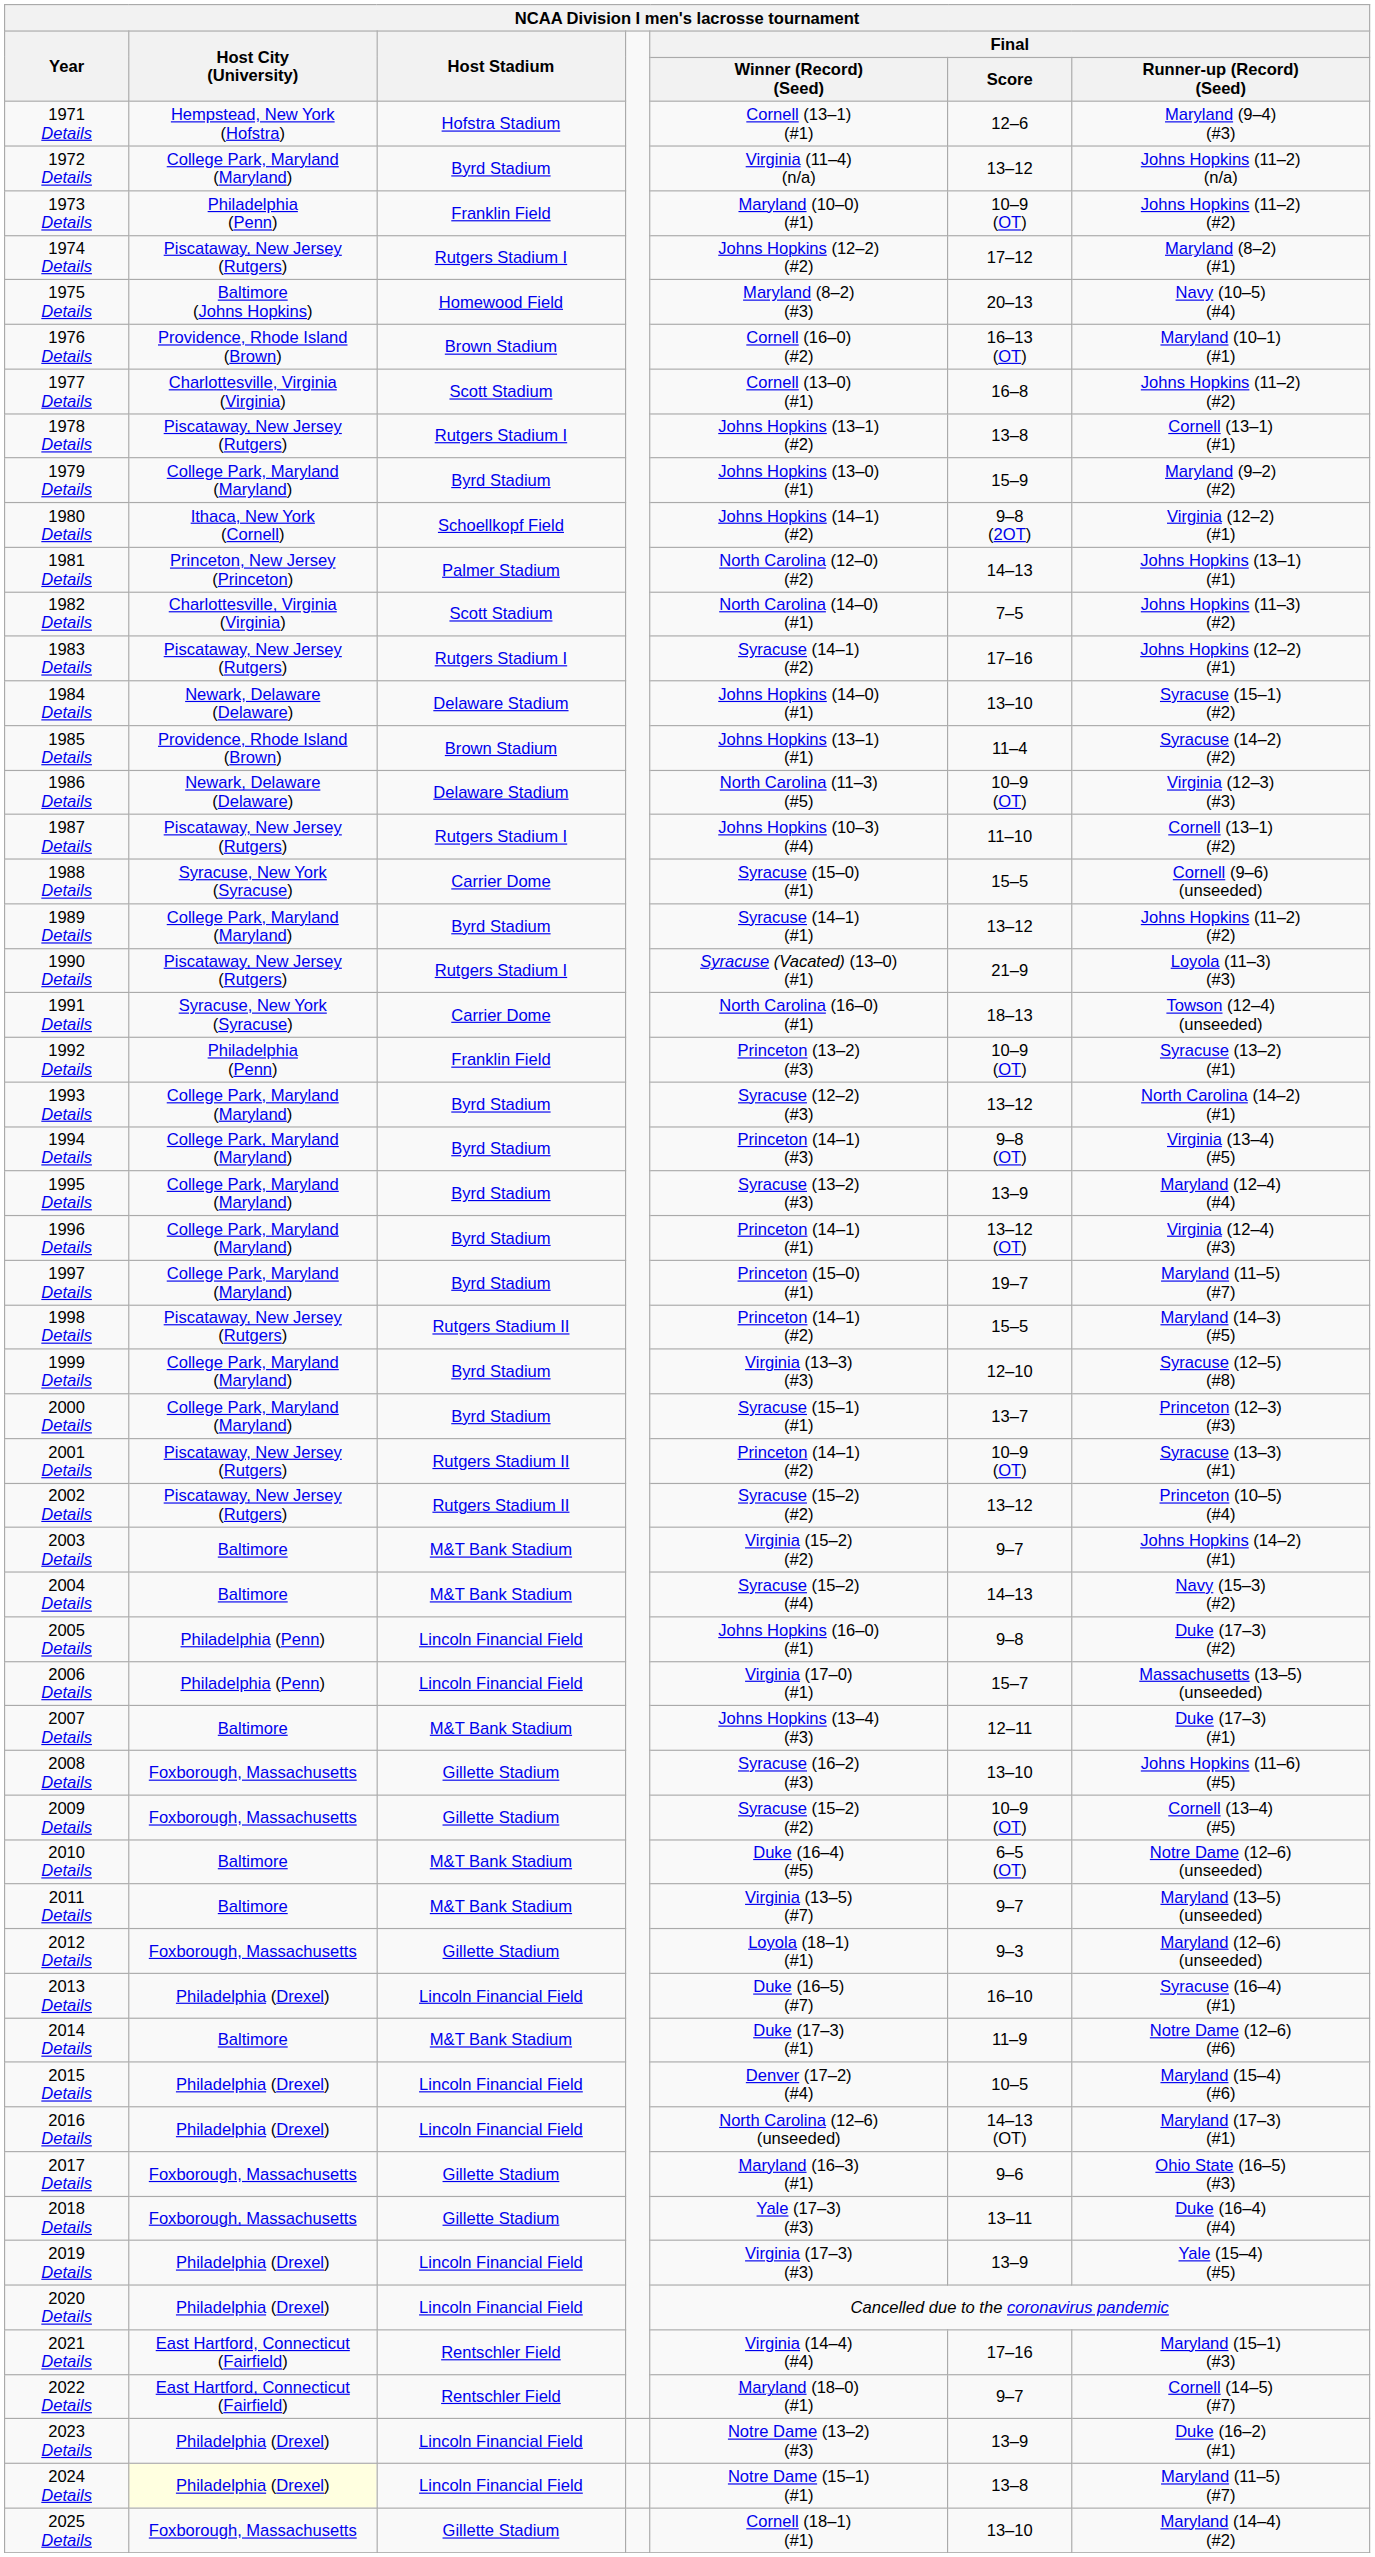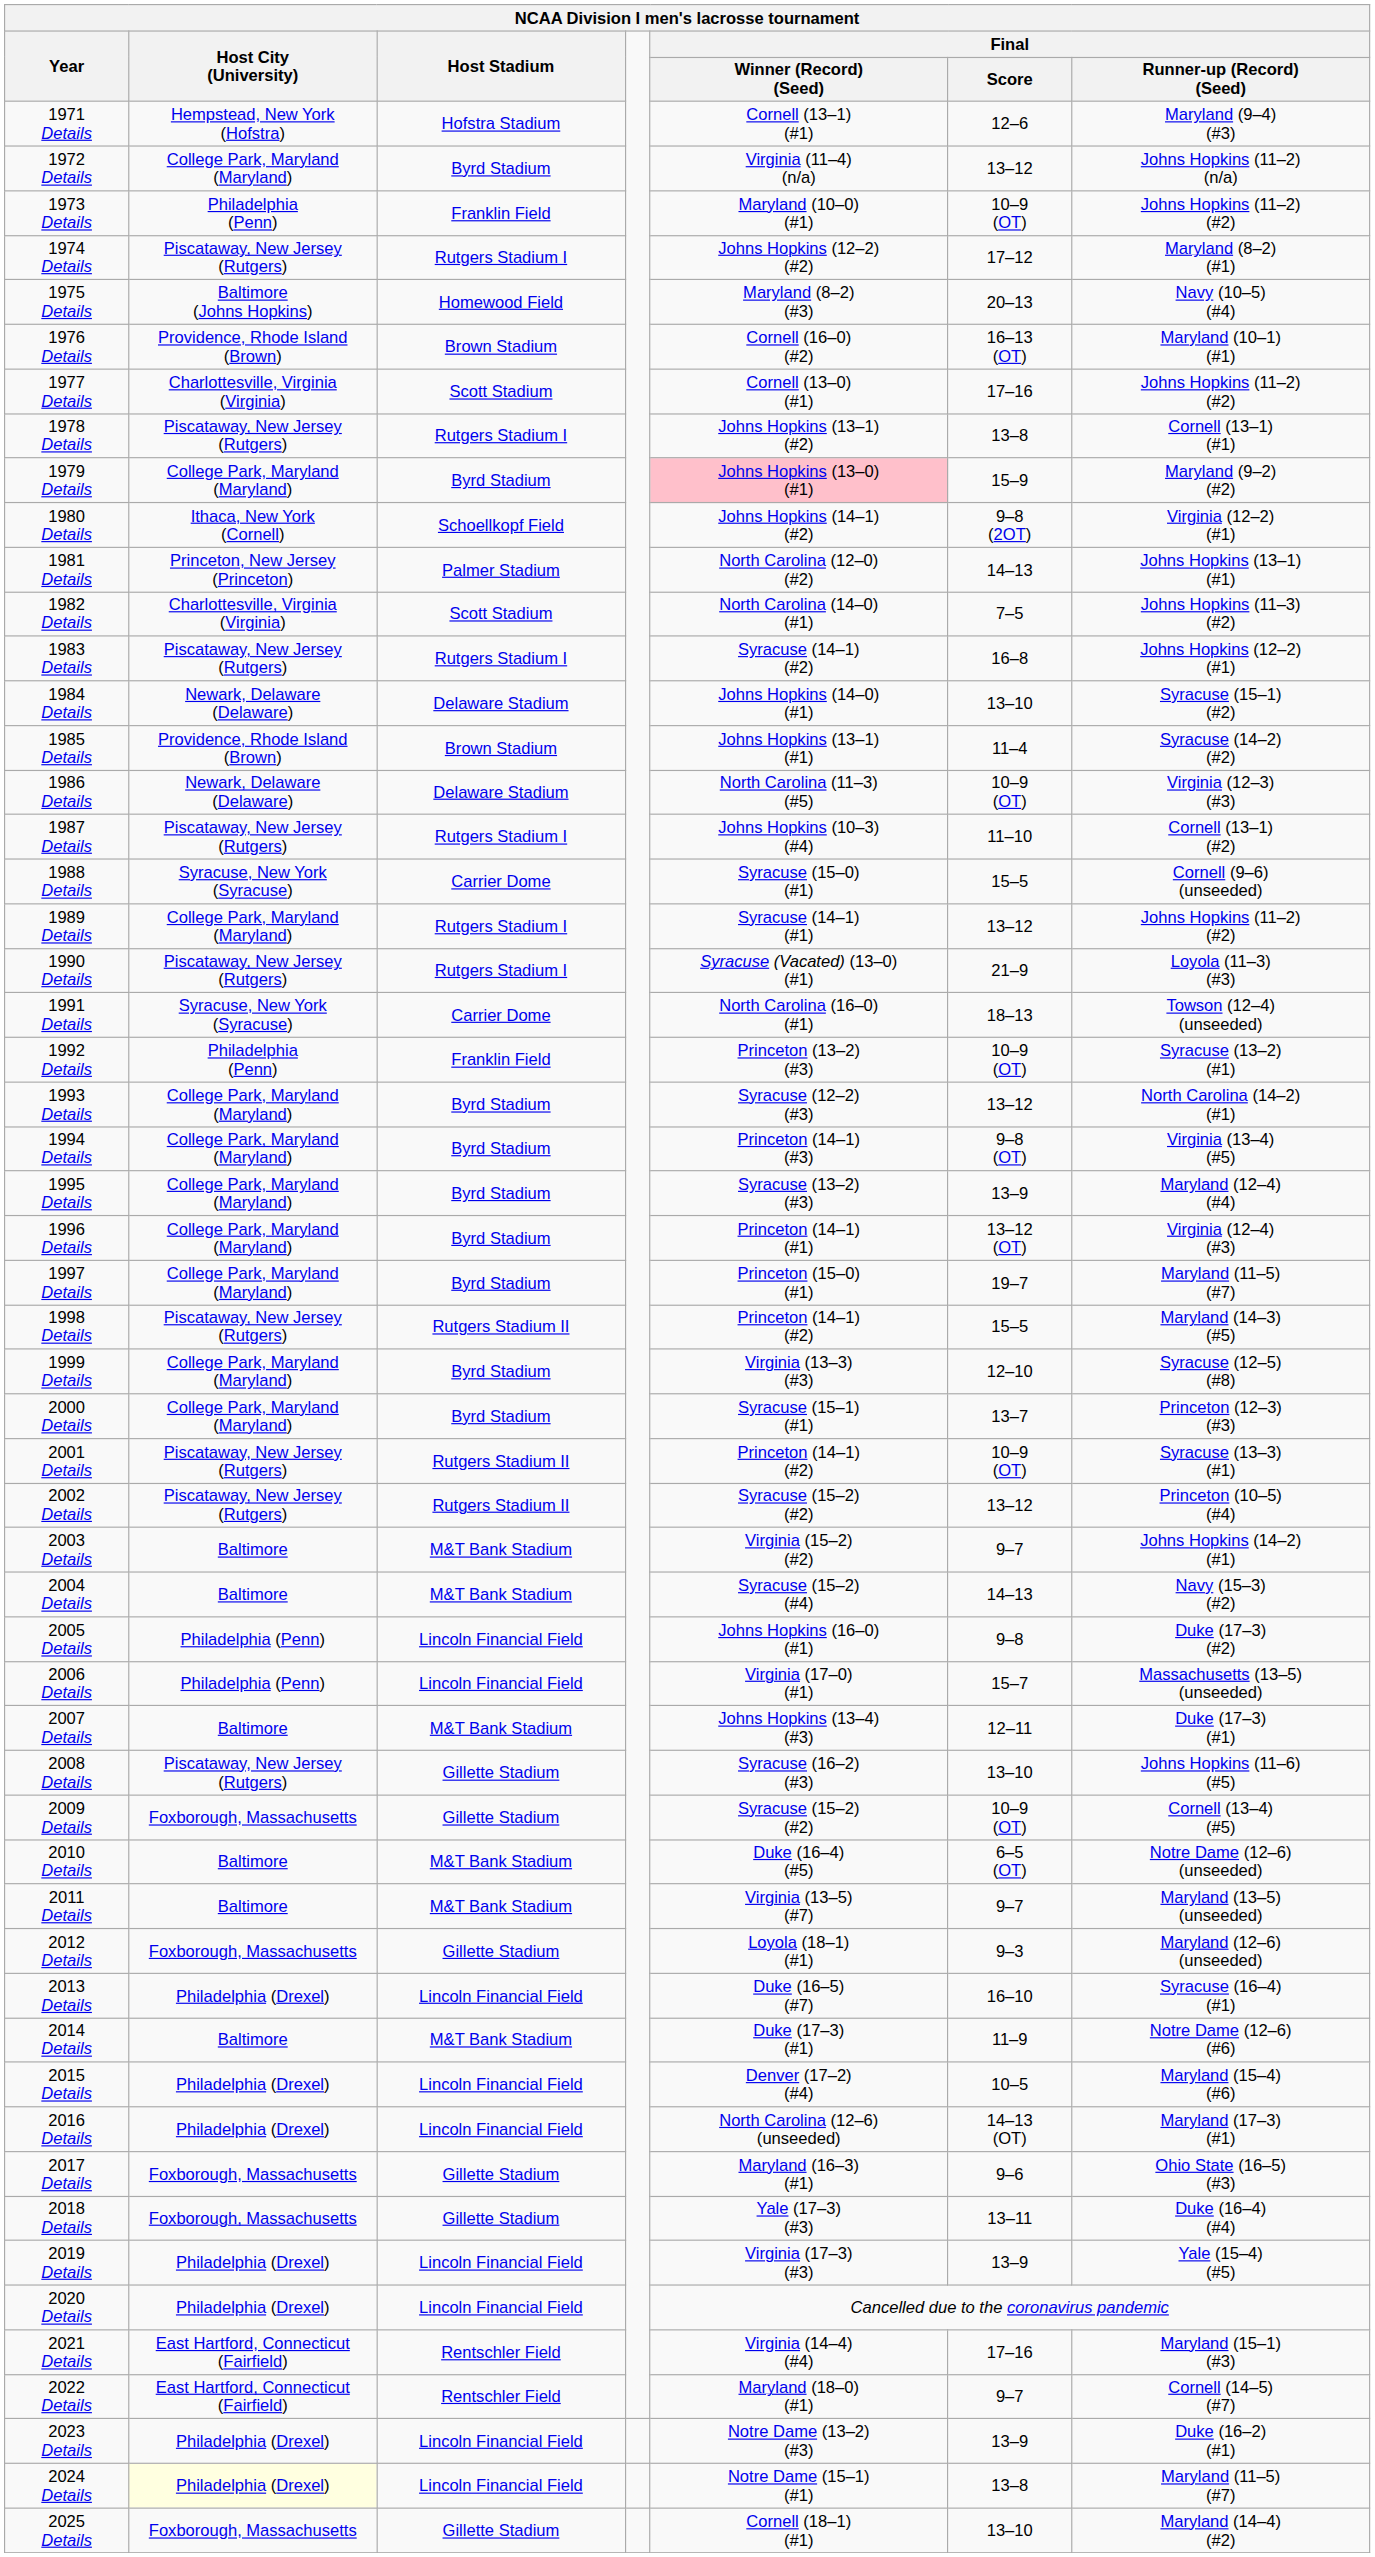(1010, 392) 16–8 -> (1010, 392) 17–16
(799, 481) no background -> (799, 481) pink background
(1010, 659) 17–16 -> (1010, 659) 16–8
(501, 926) Byrd Stadium -> (501, 926) Rutgers Stadium I
(253, 1773) Foxborough, Massachusetts -> (253, 1773) Piscataway, New Jersey (Rutgers)
